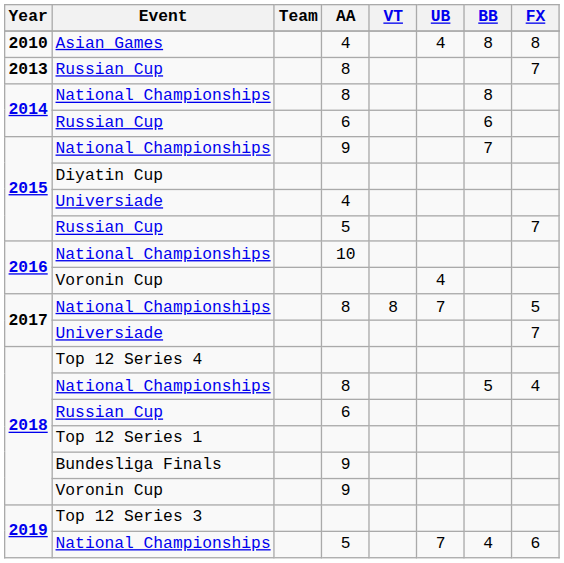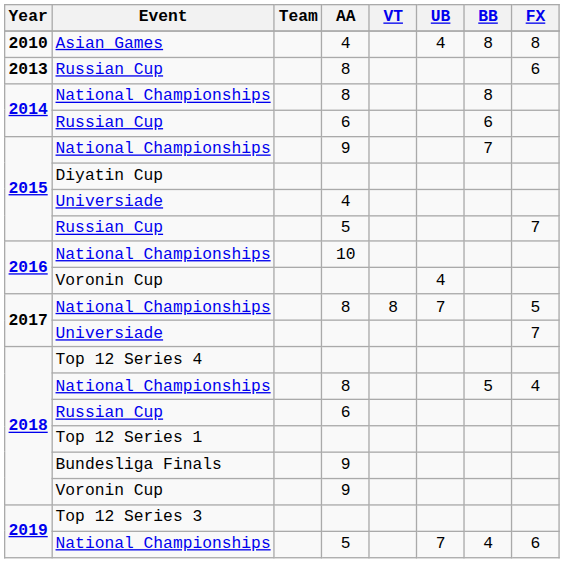(535, 71) 7 -> (535, 71) 6
